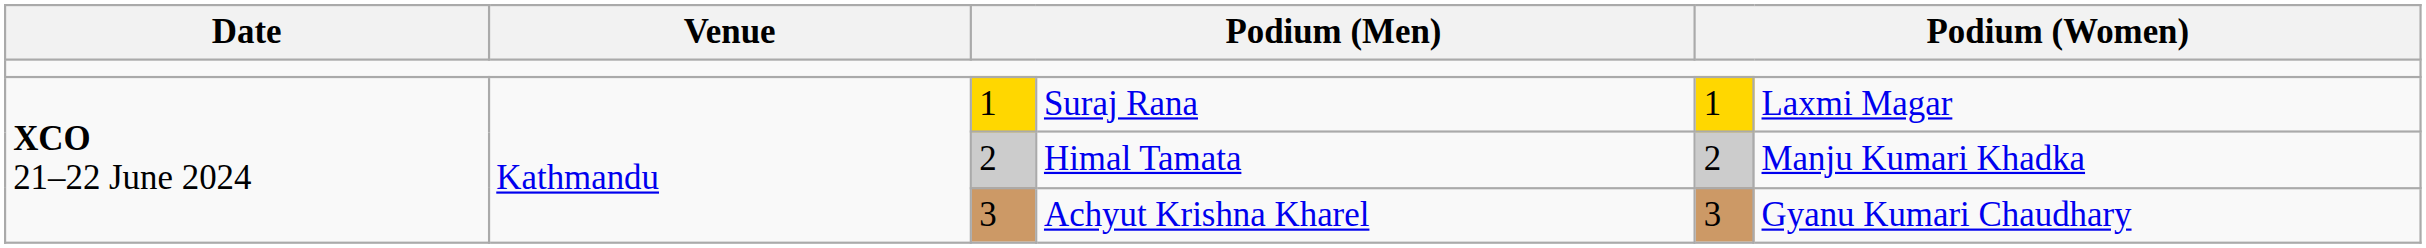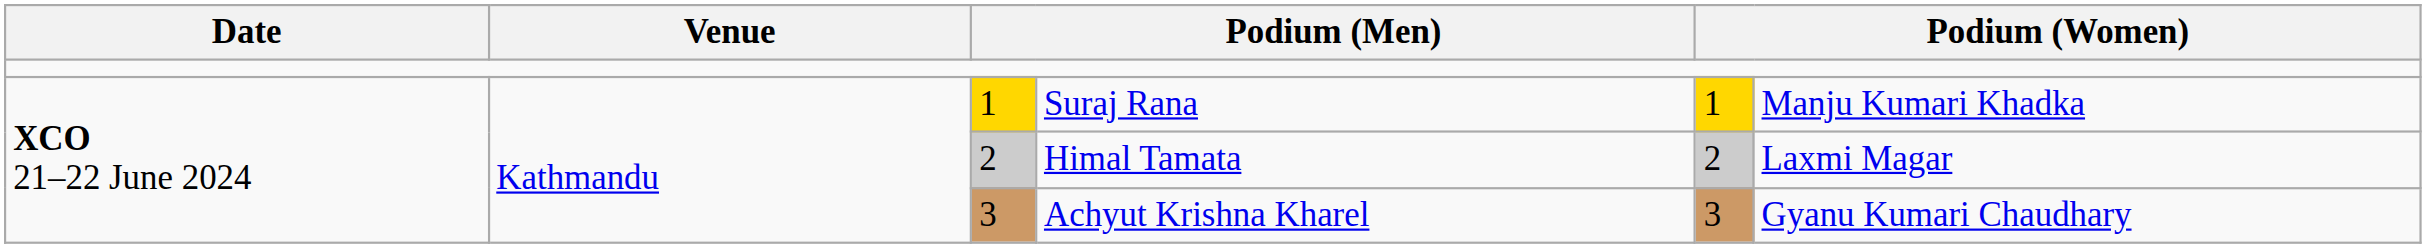(1857, 103) Laxmi Magar -> (1923, 103) Manju Kumari Khadka
(1923, 158) Manju Kumari Khadka -> (1857, 158) Laxmi Magar
